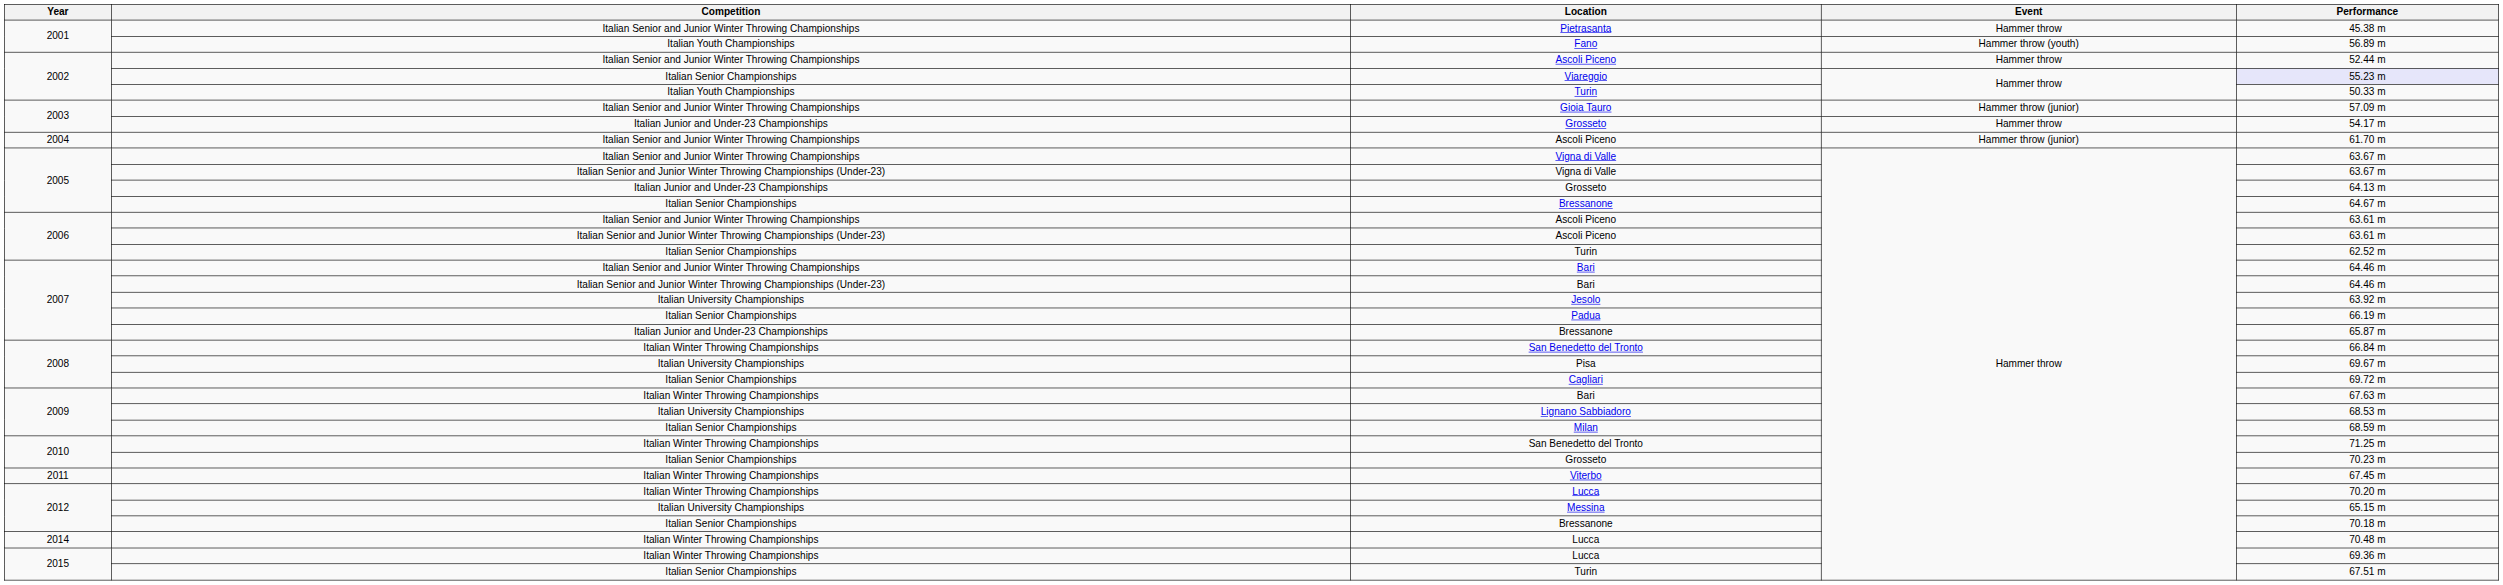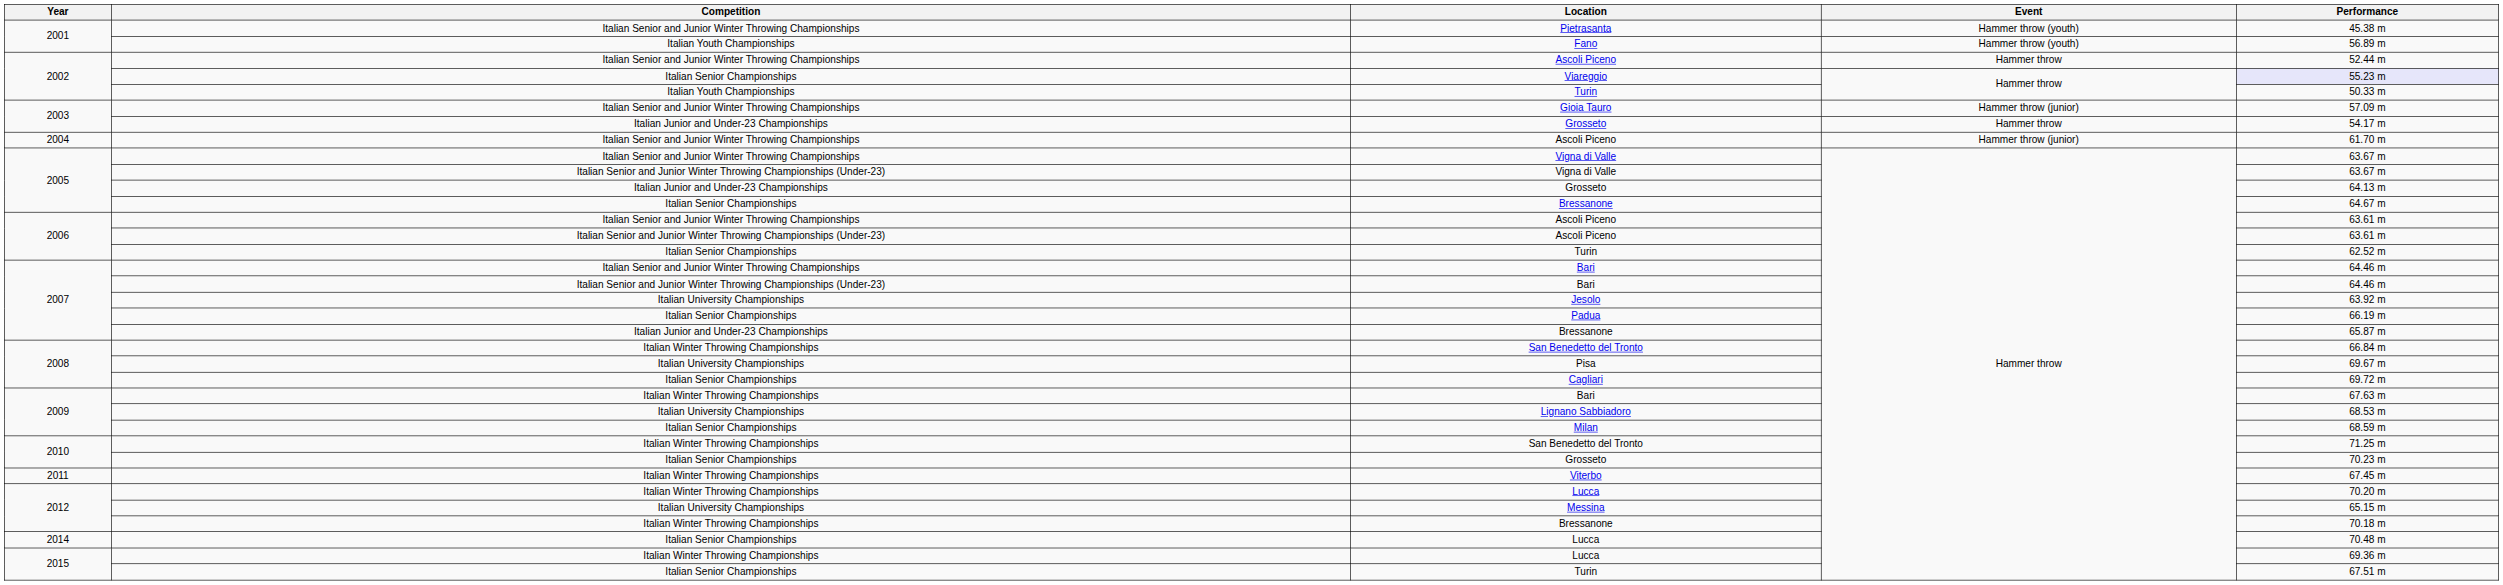(2029, 28) Hammer throw -> (2029, 28) Hammer throw (youth)
(731, 524) Italian Senior Championships -> (731, 524) Italian Winter Throwing Championships
(731, 540) Italian Winter Throwing Championships -> (731, 540) Italian Senior Championships
